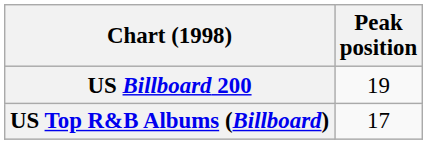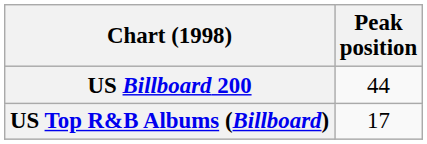(378, 84) 19 -> (378, 84) 44
